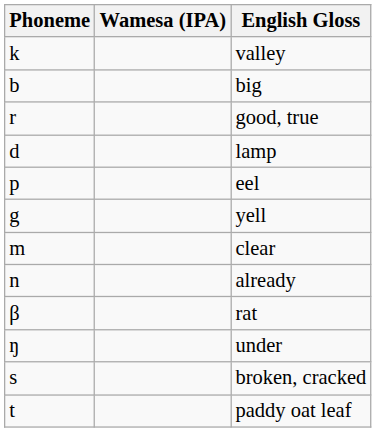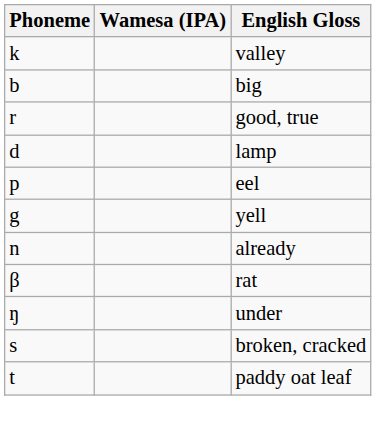- row: (255, 248)
